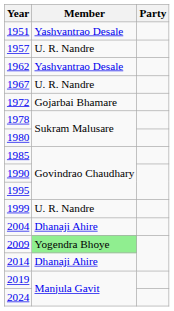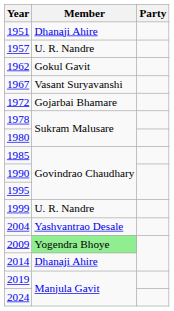(79, 31) Yashvantrao Desale -> (66, 31) Dhanaji Ahire
(79, 66) Yashvantrao Desale -> (62, 66) Gokul Gavit
(64, 84) U. R. Nandre -> (79, 84) Vasant Suryavanshi
(66, 226) Dhanaji Ahire -> (79, 226) Yashvantrao Desale
